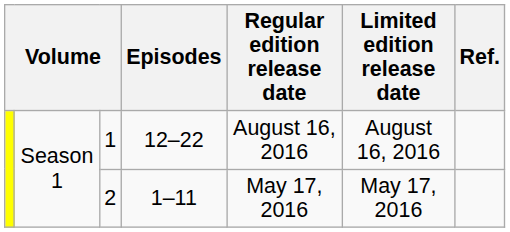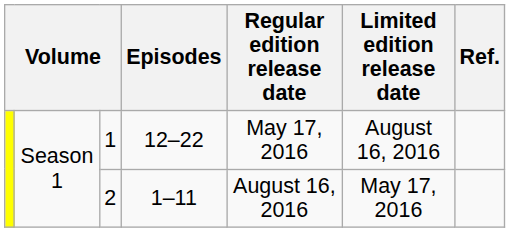(284, 139) August 16, 2016 -> (284, 139) May 17, 2016
(284, 198) May 17, 2016 -> (284, 198) August 16, 2016
